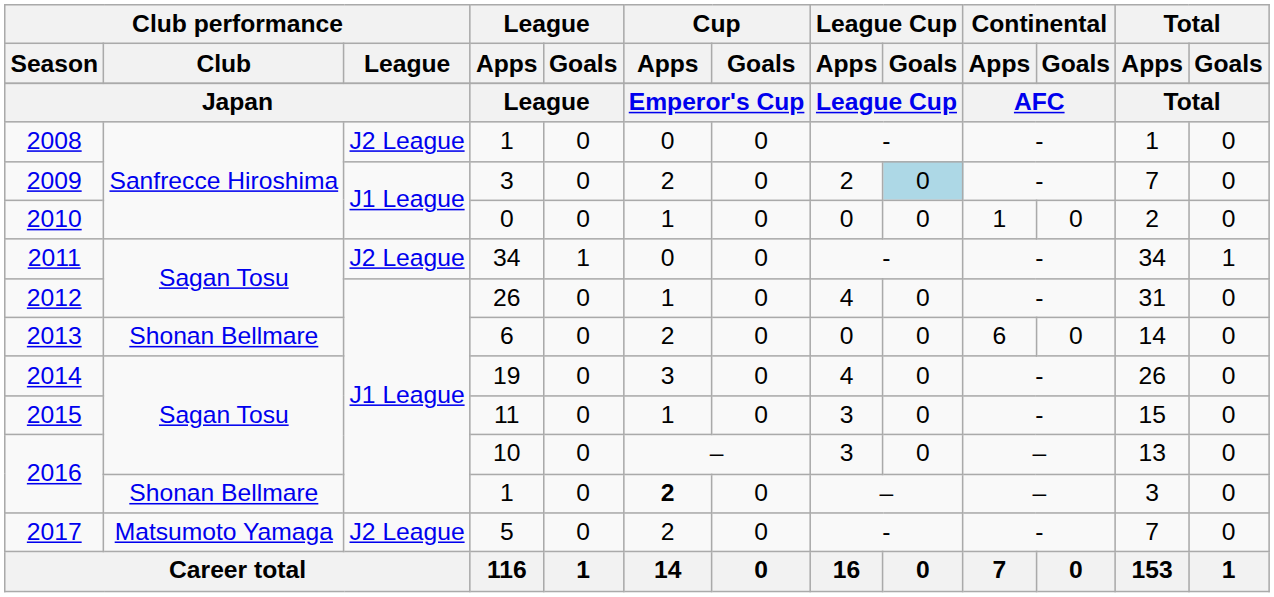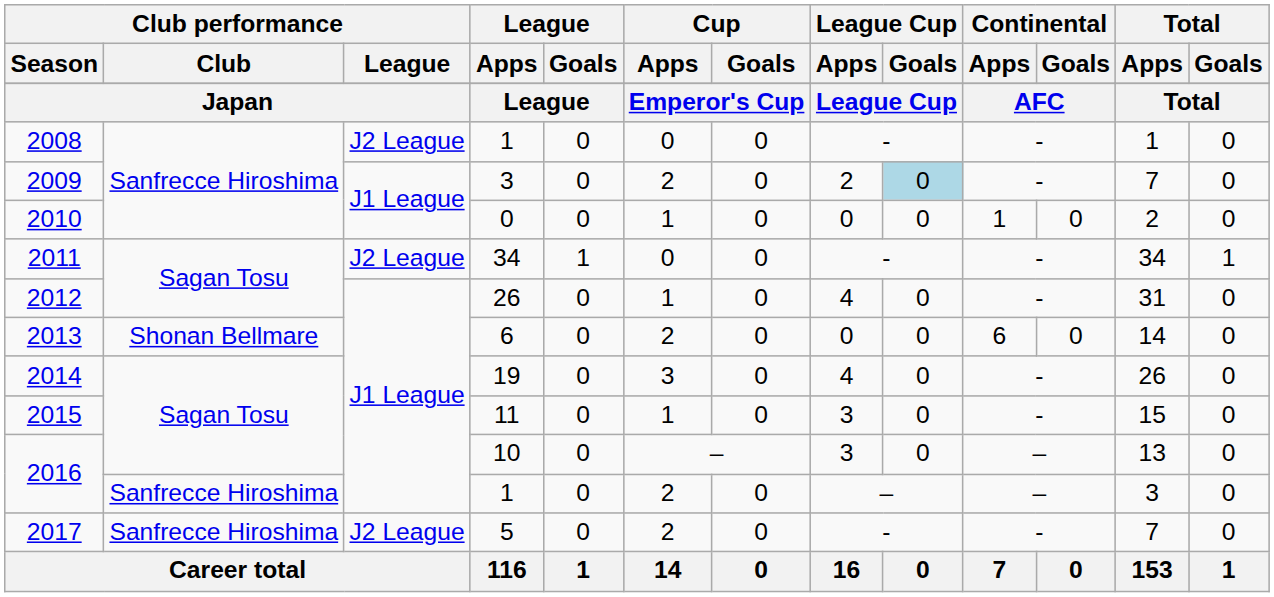(224, 492) Shonan Bellmare -> (224, 492) Sanfrecce Hiroshima
(668, 492) bold -> (668, 492) normal
(224, 532) Matsumoto Yamaga -> (224, 532) Sanfrecce Hiroshima
